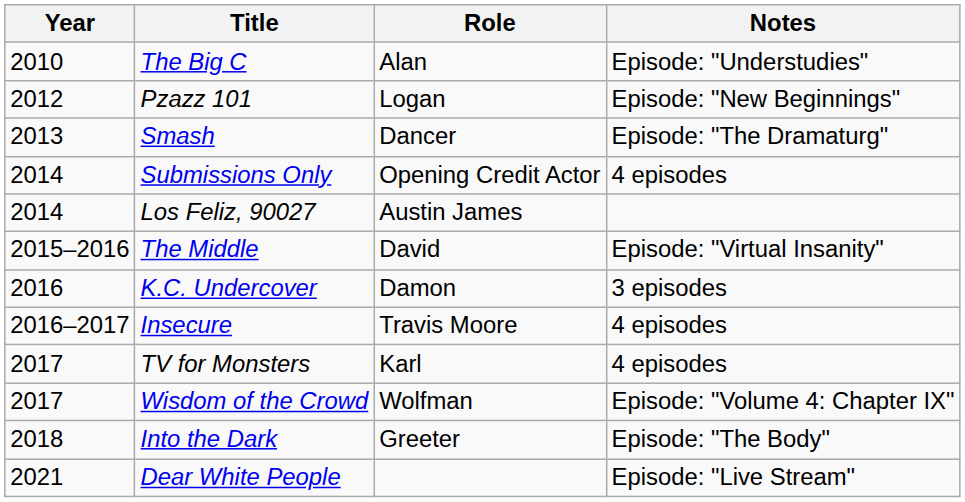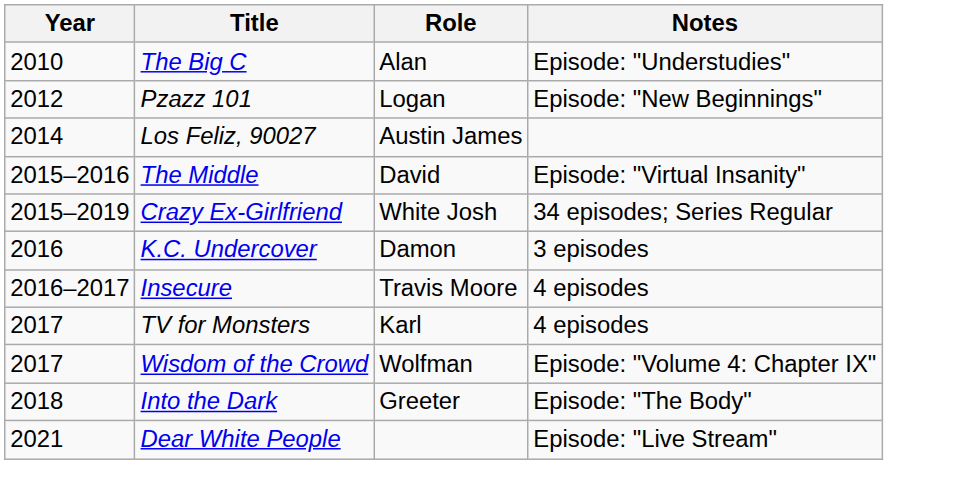- row: (178, 136)
- row: (236, 174)
+ row: (241, 212)
